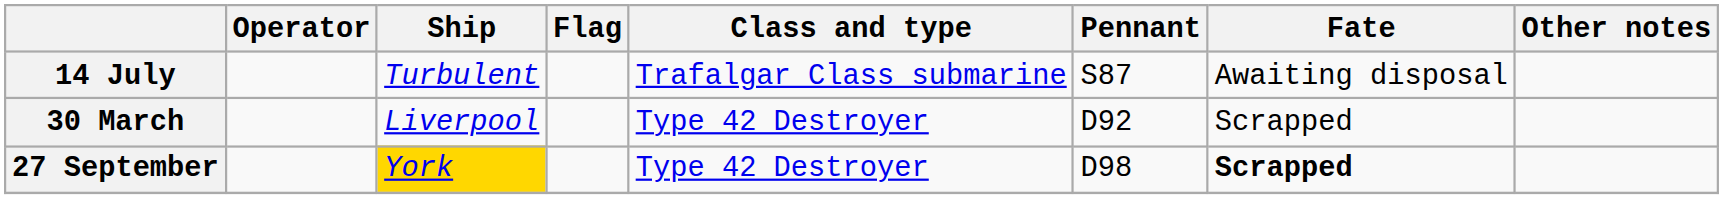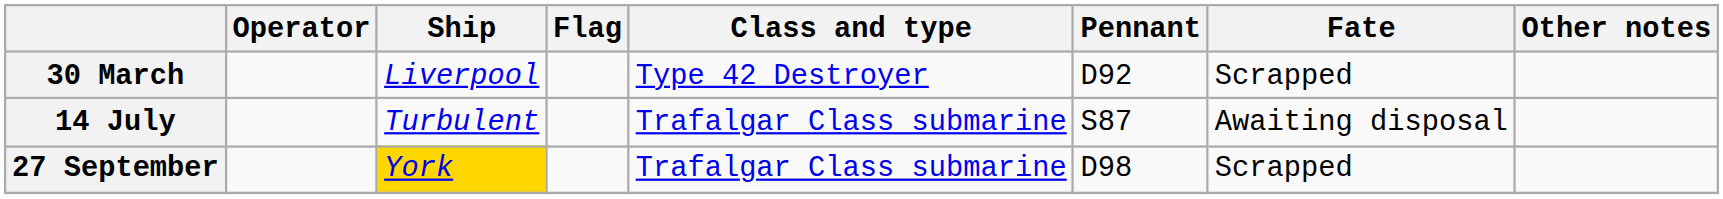rows swapped: (115, 122) <-> (115, 75)
(782, 169) Type 42 Destroyer -> (851, 169) Trafalgar Class submarine
(1284, 169) bold -> (1284, 169) normal
